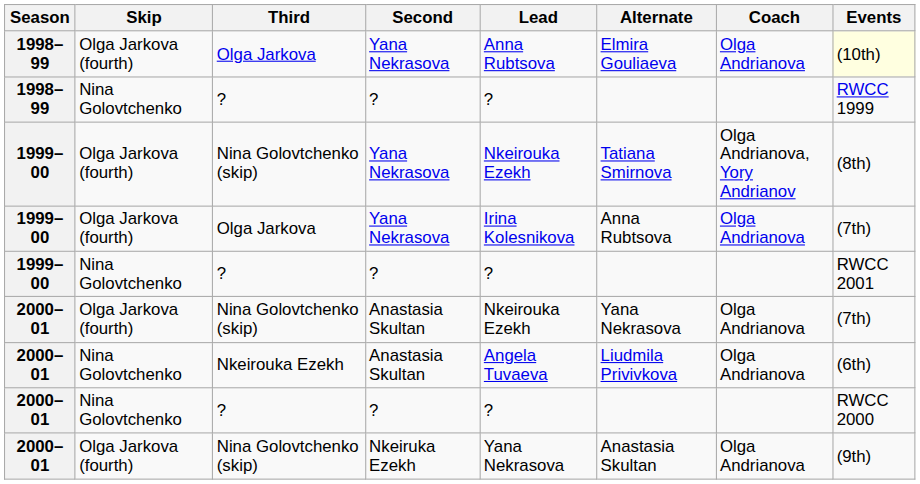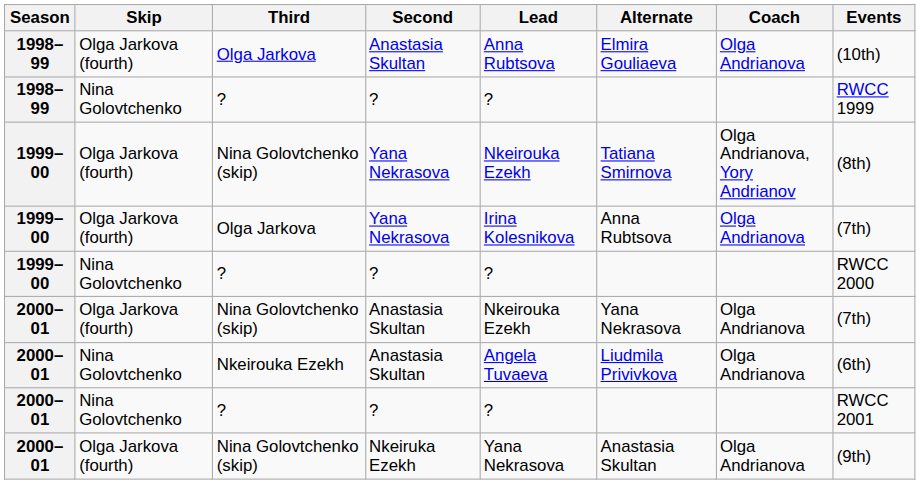(409, 53) Yana Nekrasova -> (406, 53) Anastasia Skultan
(859, 53) lightyellow background -> (859, 53) no background
(863, 273) RWCC 2001 -> (863, 273) RWCC 2000
(863, 410) RWCC 2000 -> (863, 410) RWCC 2001
